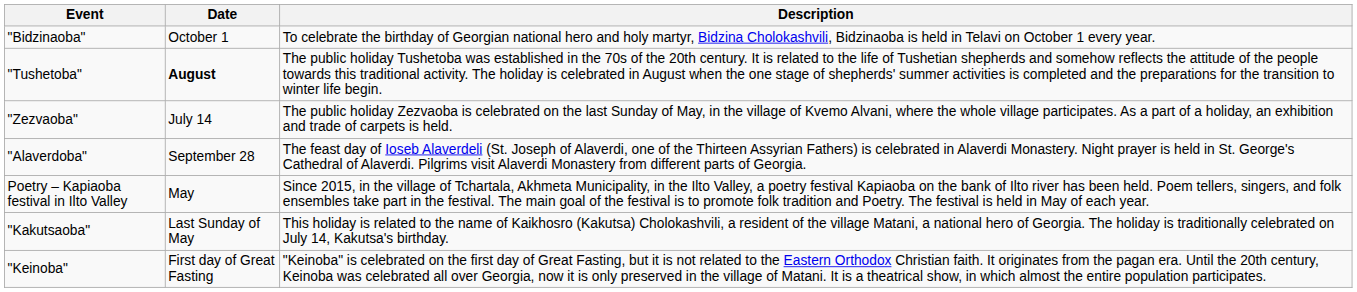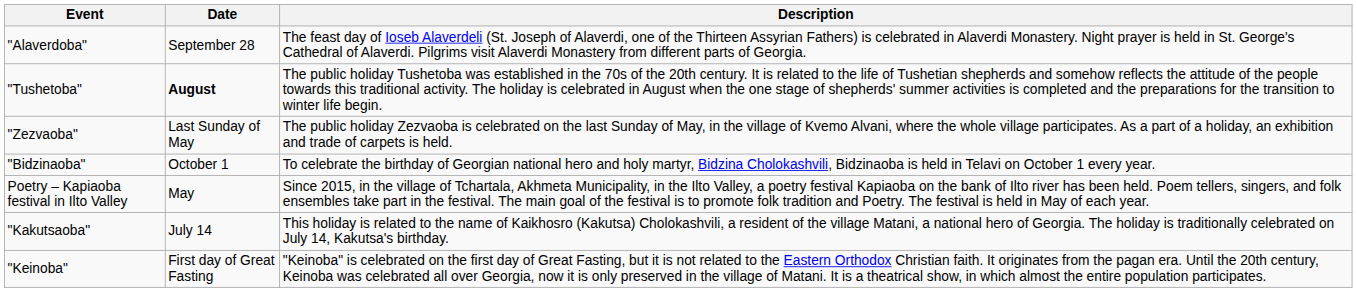rows swapped: (47, 37) <-> (47, 156)
(190, 119) July 14 -> (214, 135) Last Sunday of May
(214, 231) Last Sunday of May -> (190, 231) July 14
